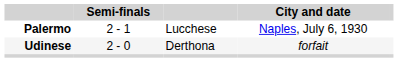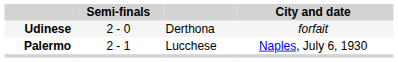rows swapped: (48, 29) <-> (48, 46)
